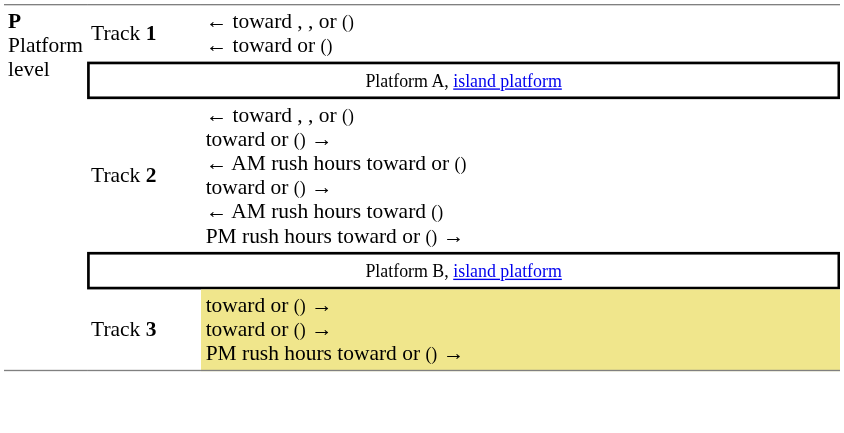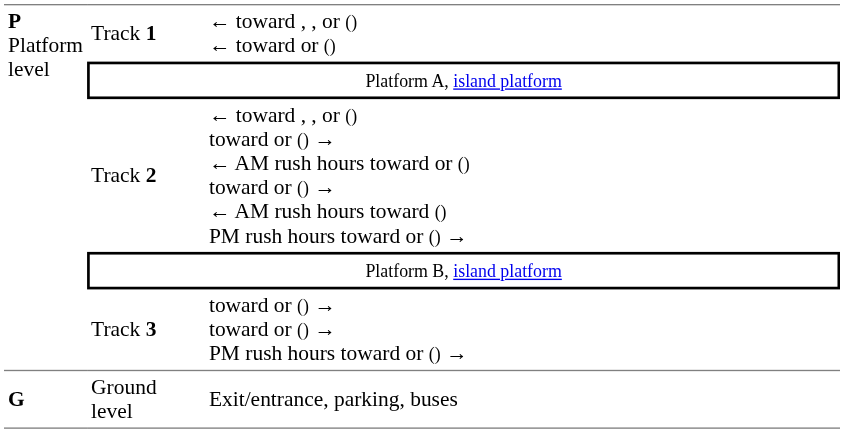(335, 329) khaki background -> (338, 329) no background
+ row: (124, 399)
